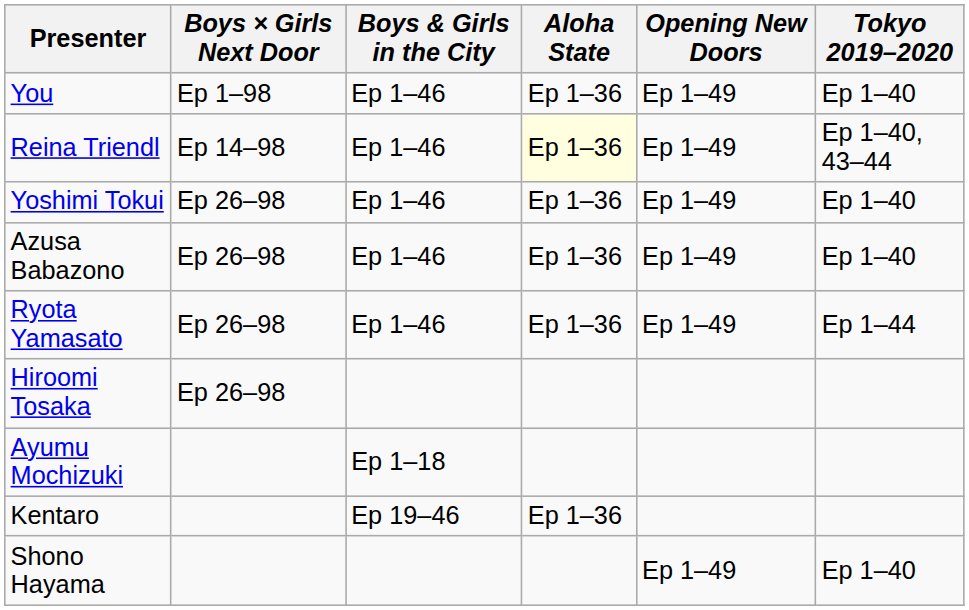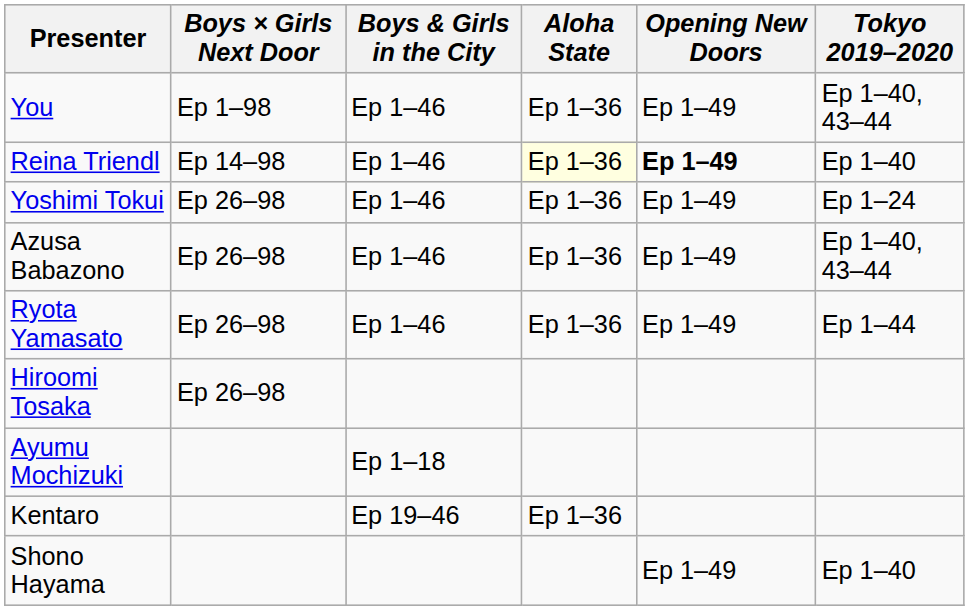(869, 93) Ep 1–40 -> (872, 107) Ep 1–40, 43–44
(689, 147) normal -> (690, 161) bold
(872, 147) Ep 1–40, 43–44 -> (869, 161) Ep 1–40
(869, 201) Ep 1–40 -> (869, 201) Ep 1–24
(869, 256) Ep 1–40 -> (872, 256) Ep 1–40, 43–44
